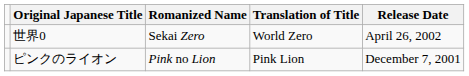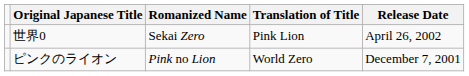(283, 36) World Zero -> (278, 36) Pink Lion
(278, 59) Pink Lion -> (283, 59) World Zero
